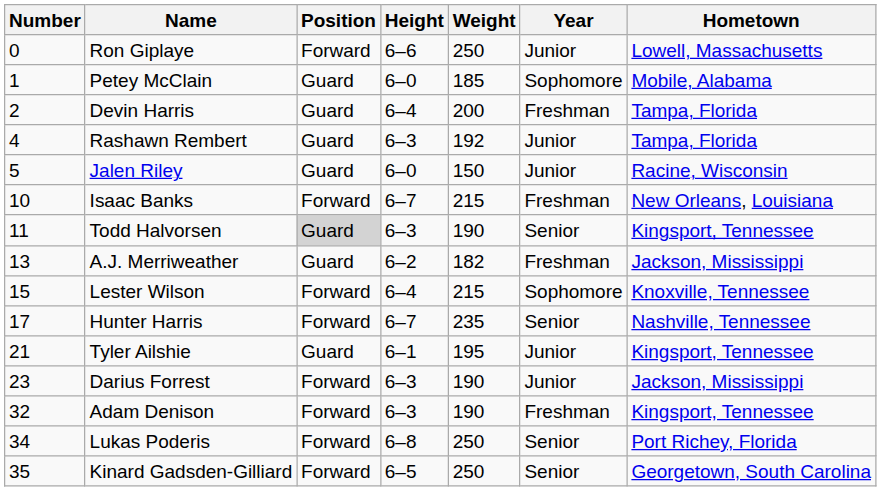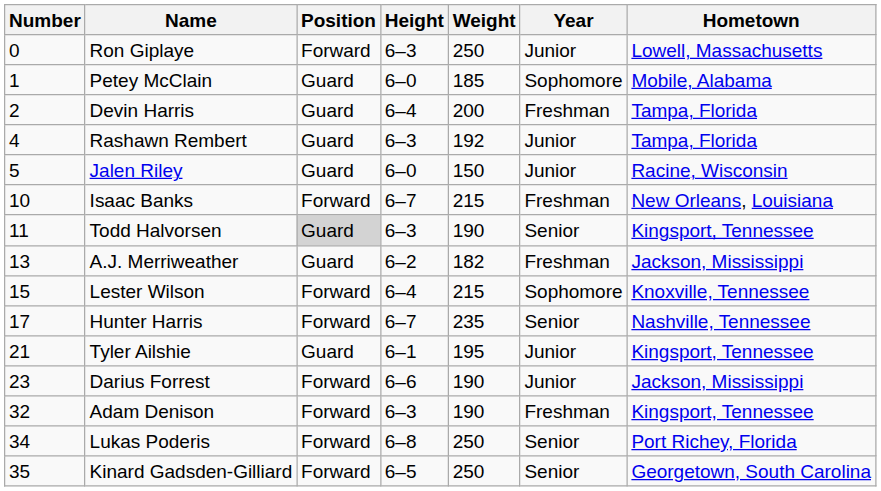(401, 50) 6–6 -> (401, 50) 6–3
(401, 381) 6–3 -> (401, 381) 6–6
